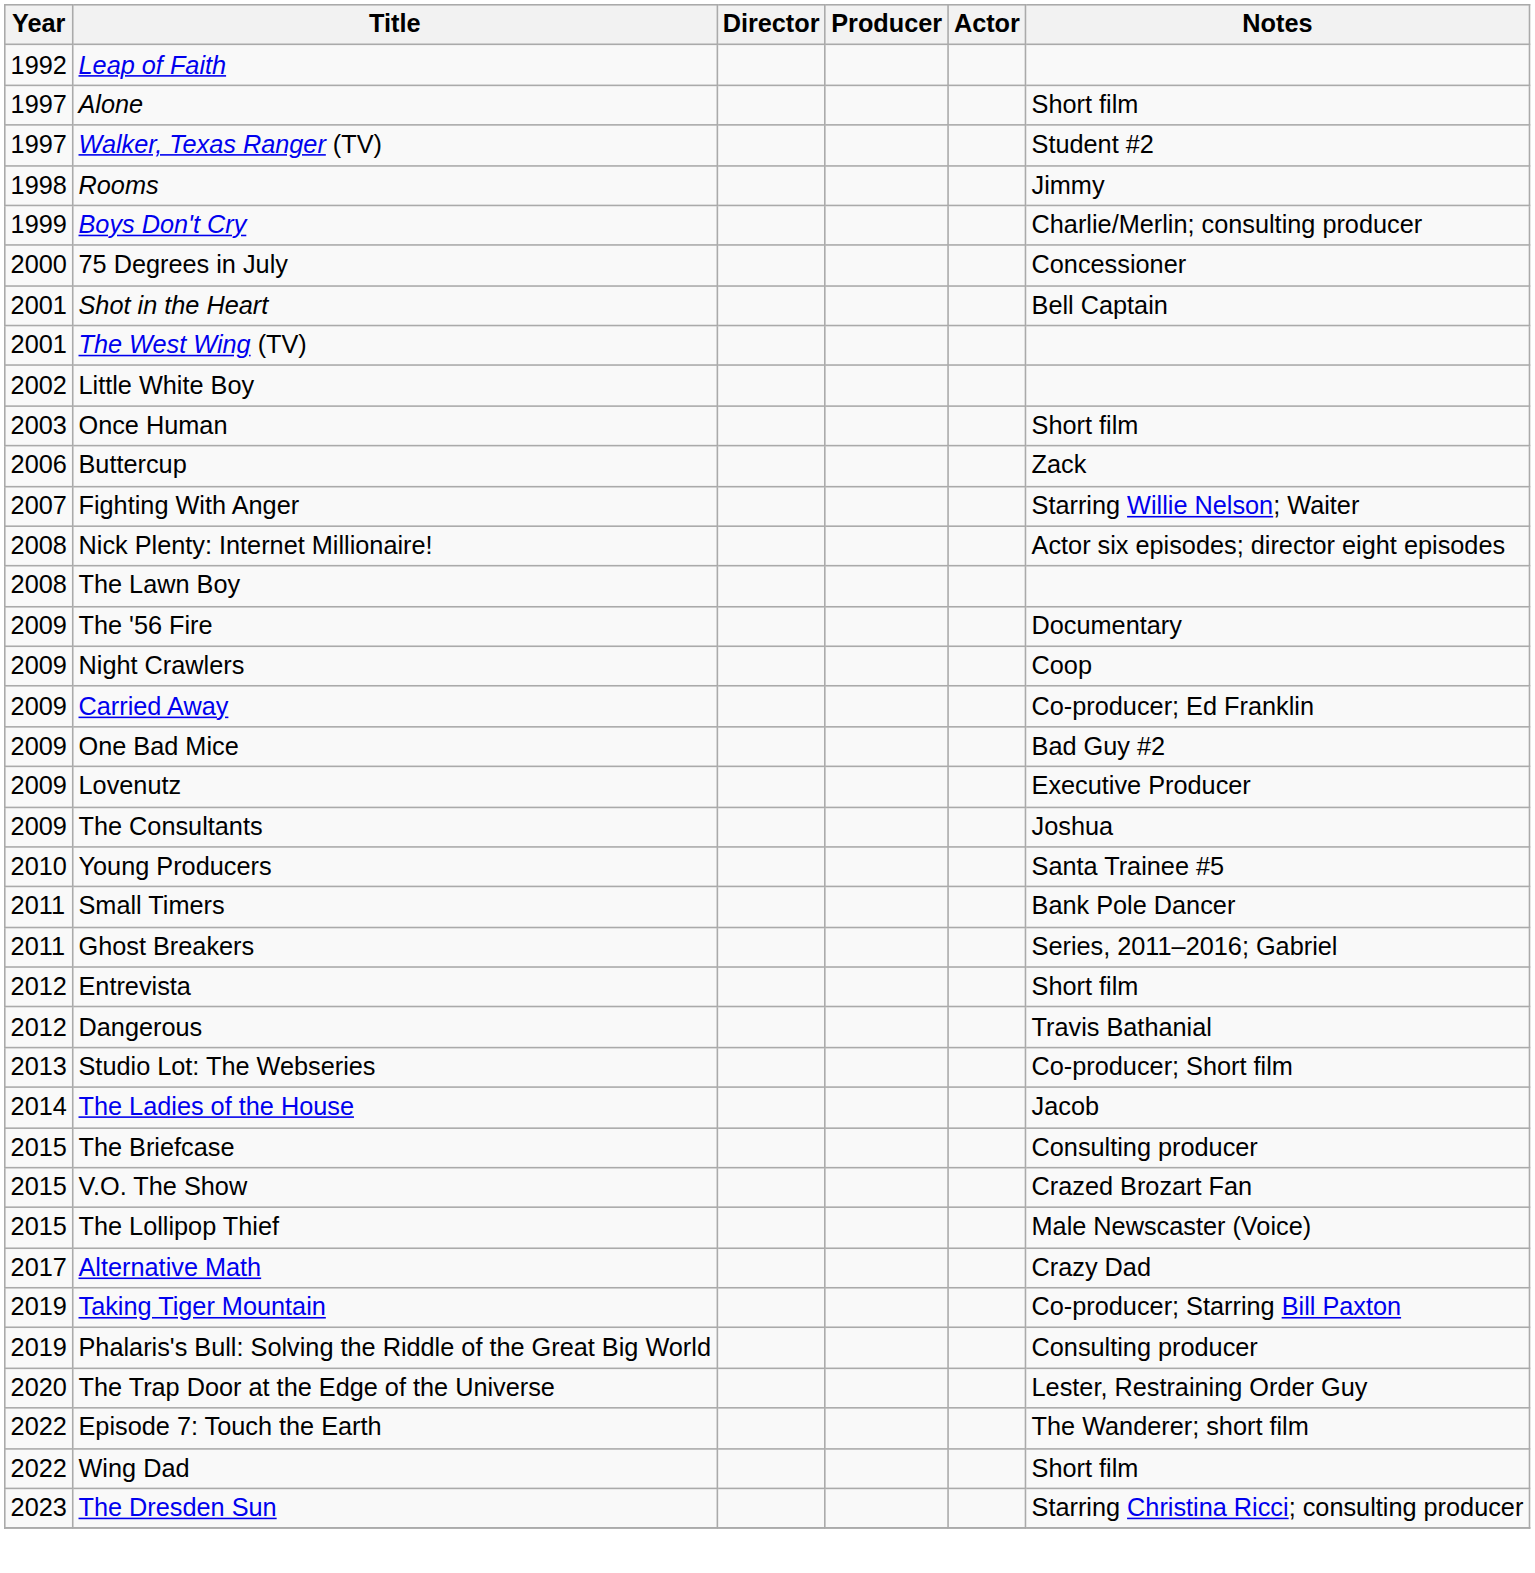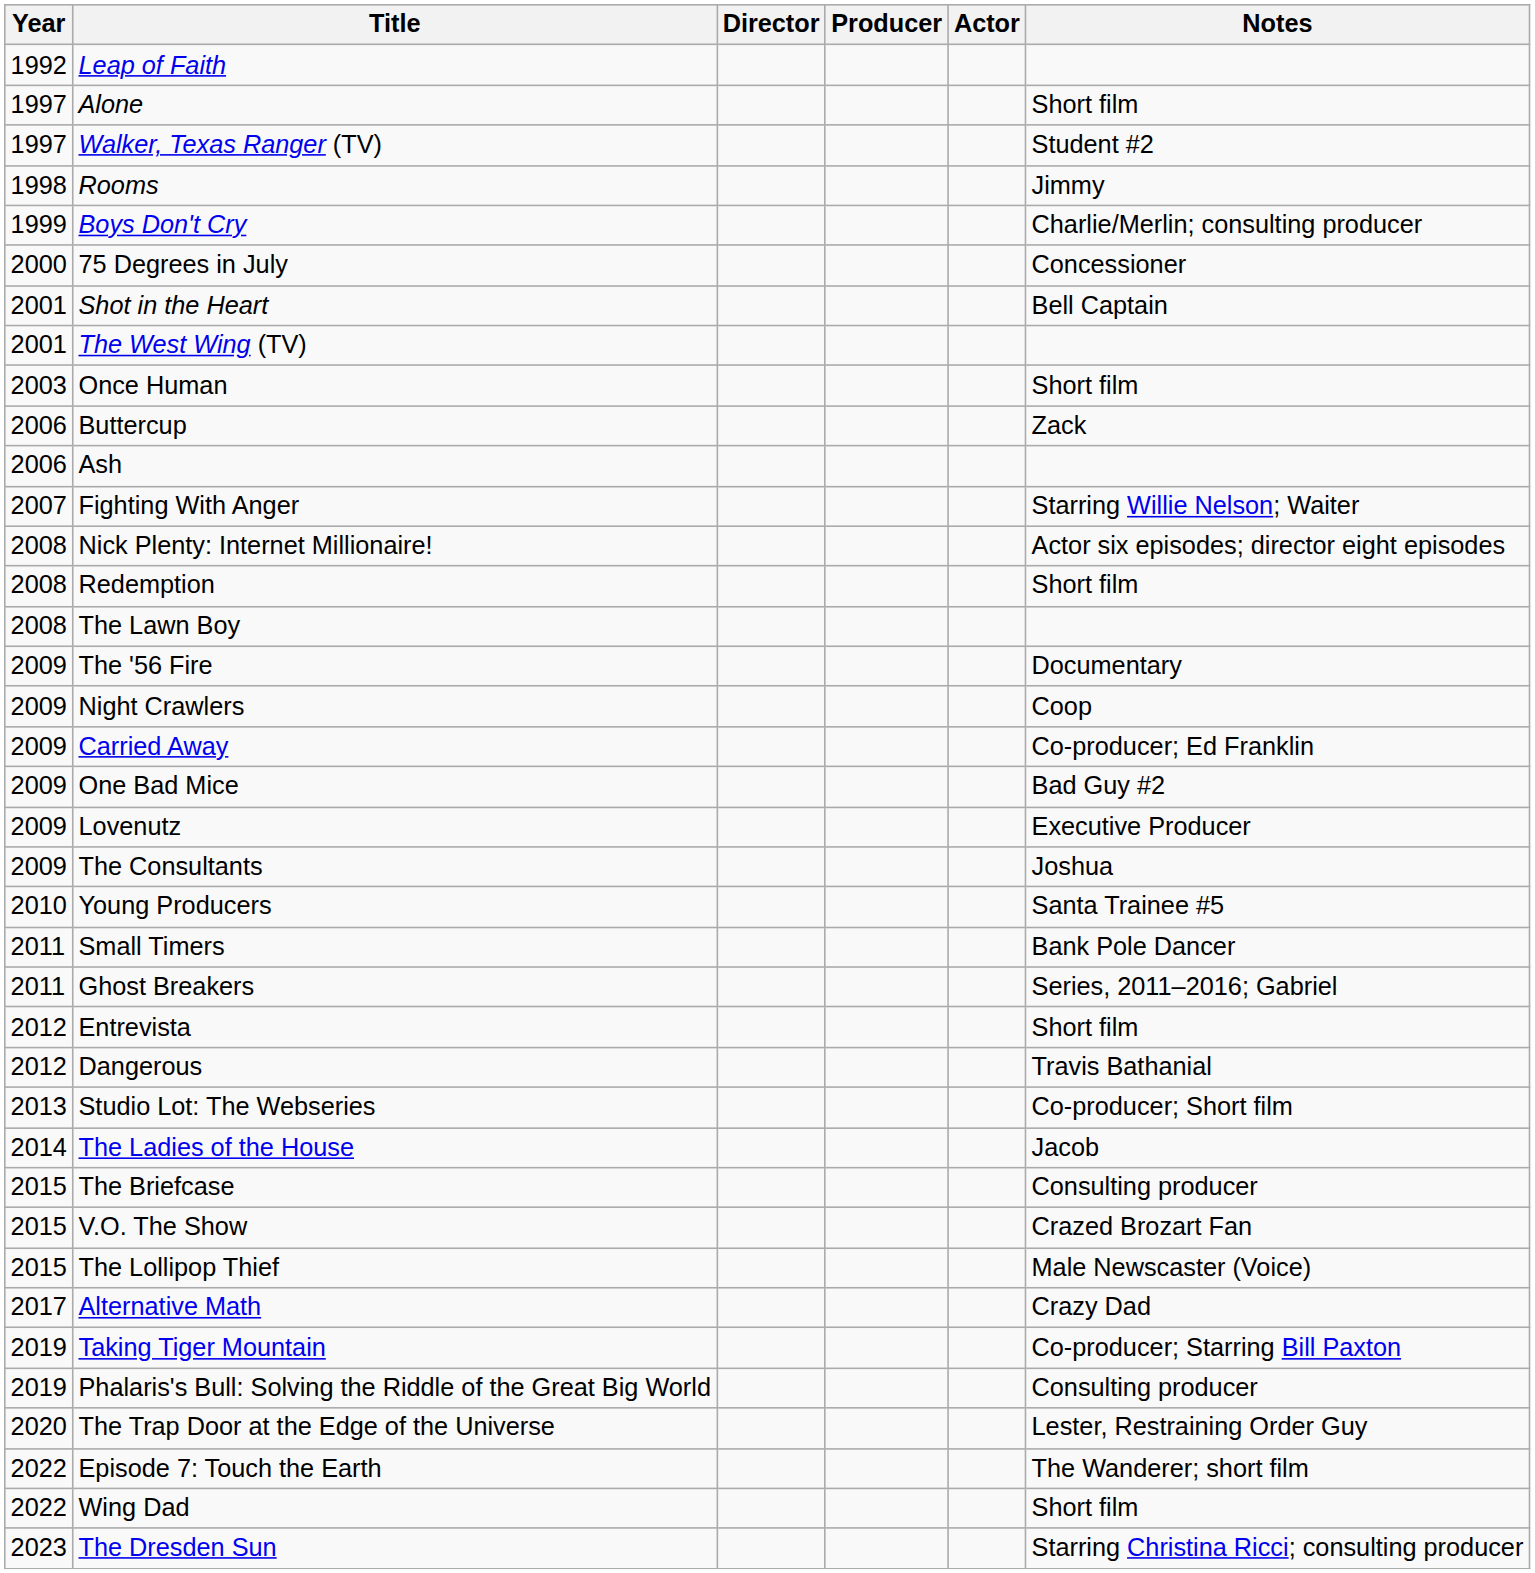- row: (166, 385)
+ row: (100, 465)
+ row: (147, 585)
